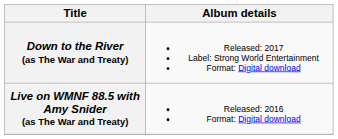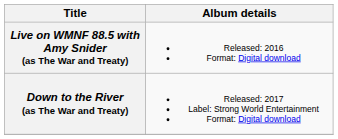rows swapped: (75, 108) <-> (75, 52)
